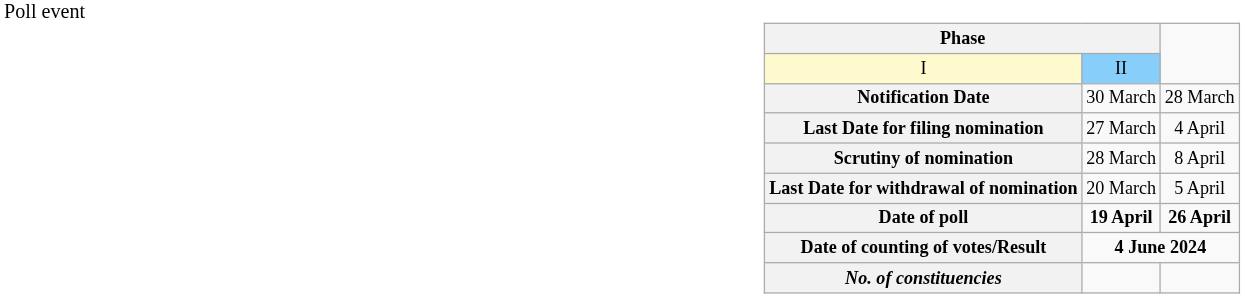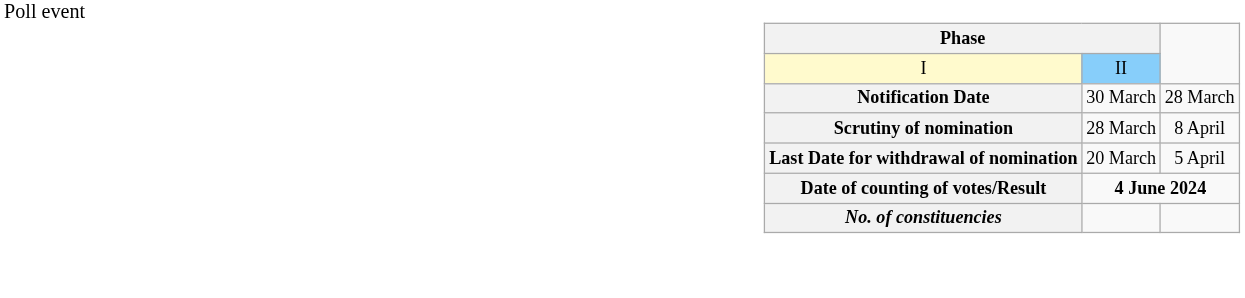- row: (923, 127)
- row: (923, 217)
